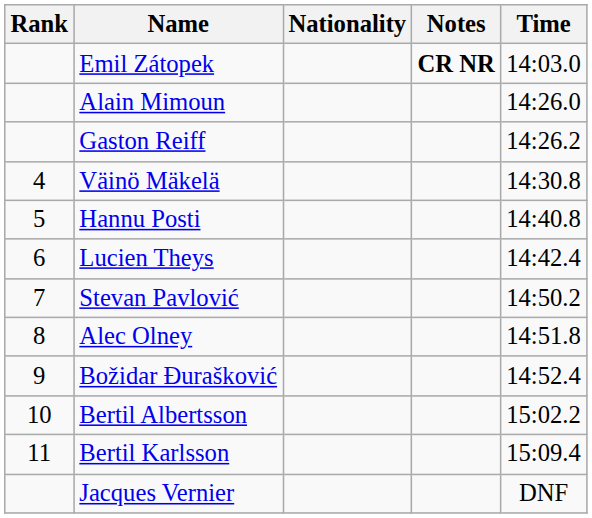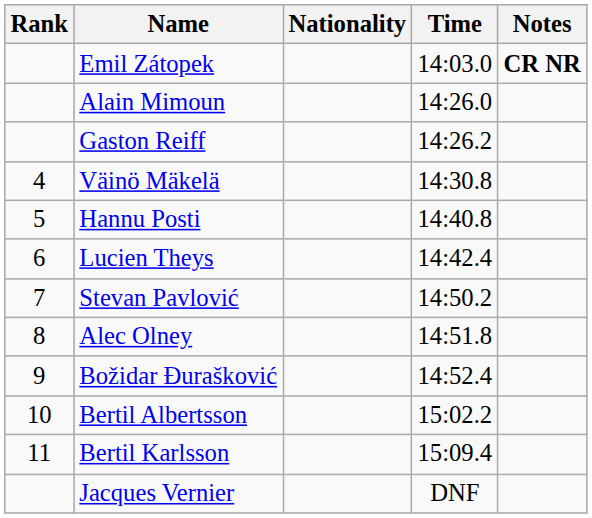columns swapped: (544, 24) <-> (456, 24)
